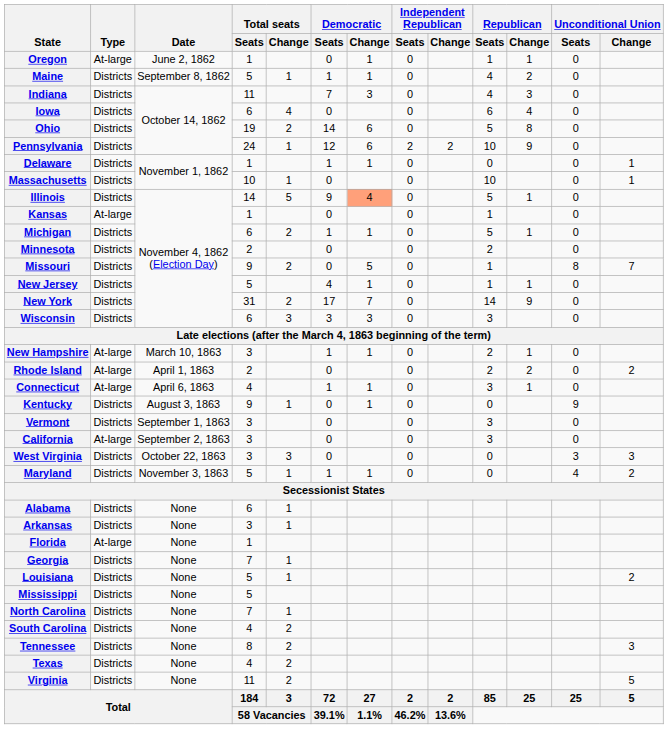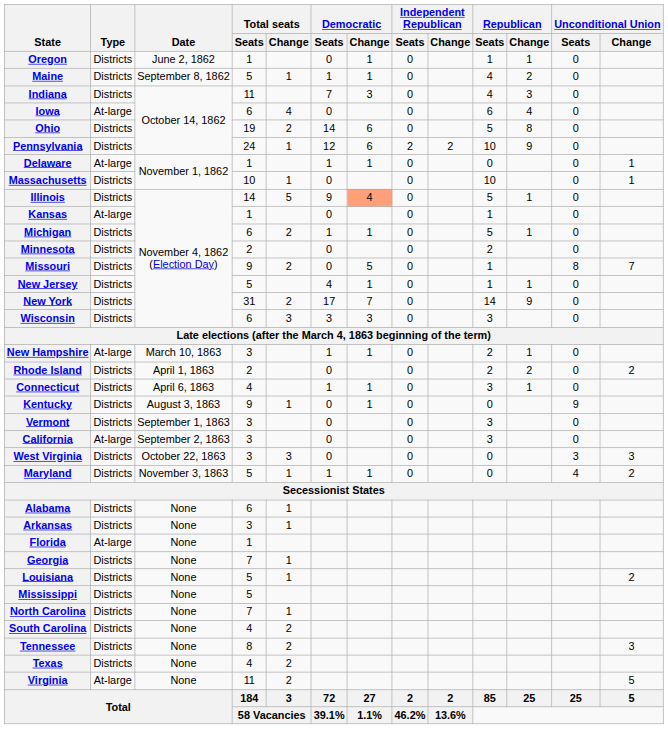(113, 59) At-large -> (113, 59) Districts
(113, 111) Districts -> (113, 111) At-large
(113, 163) Districts -> (113, 163) At-large
(113, 370) At-large -> (113, 370) Districts
(113, 387) At-large -> (113, 387) Districts
(113, 681) Districts -> (113, 681) At-large
